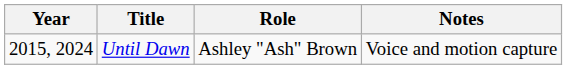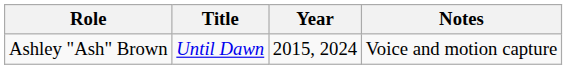columns swapped: (51, 19) <-> (278, 19)
